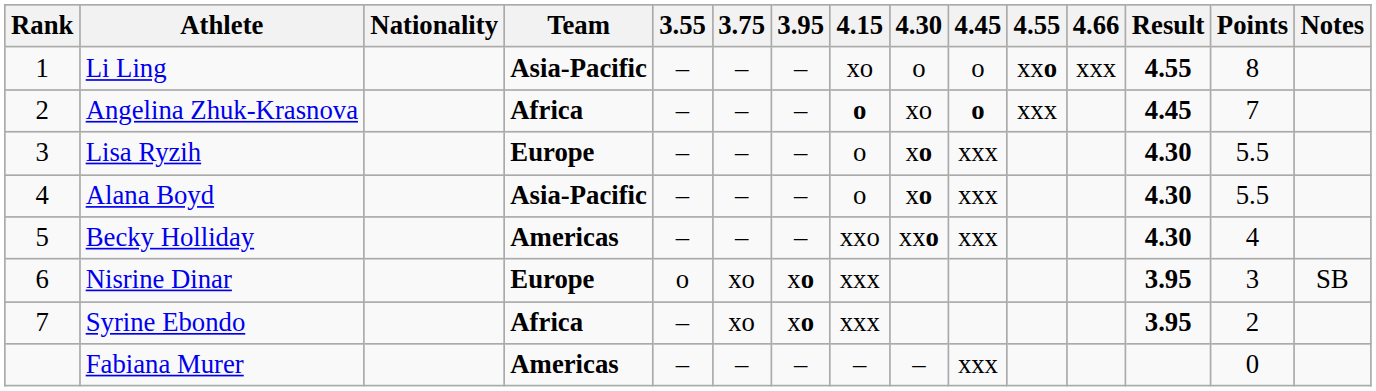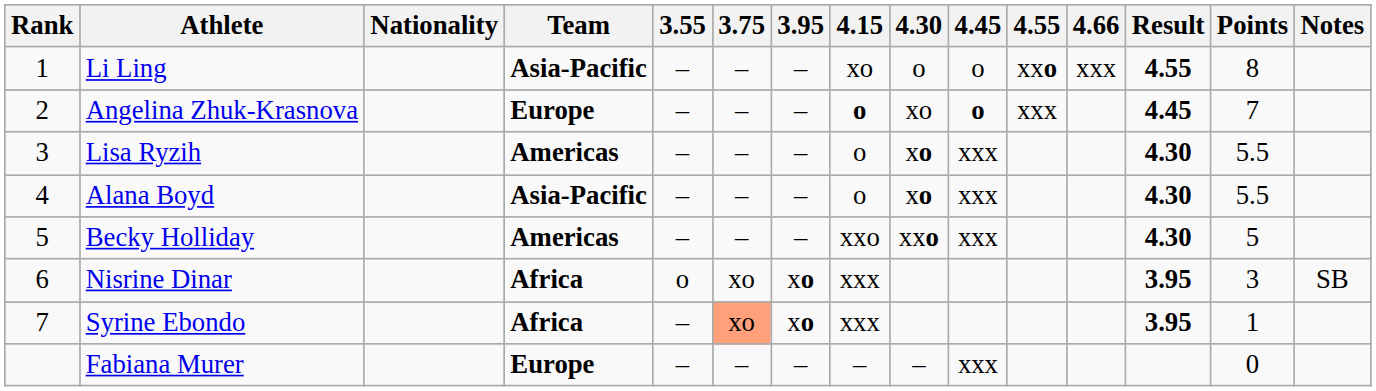(547, 110) Africa -> (552, 110) Europe
(552, 152) Europe -> (564, 152) Americas
(1252, 237) 4 -> (1252, 237) 5
(552, 279) Europe -> (547, 279) Africa
(742, 322) no background -> (742, 322) lightsalmon background
(1252, 322) 2 -> (1252, 322) 1
(564, 364) Americas -> (552, 364) Europe
